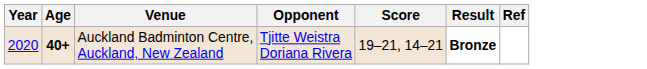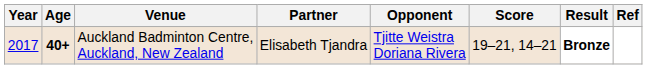+ column: (313, 16)
(23, 45) 2020 -> (23, 45) 2017
